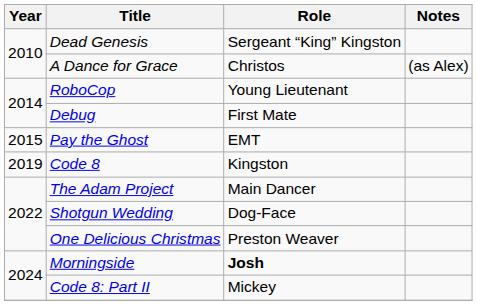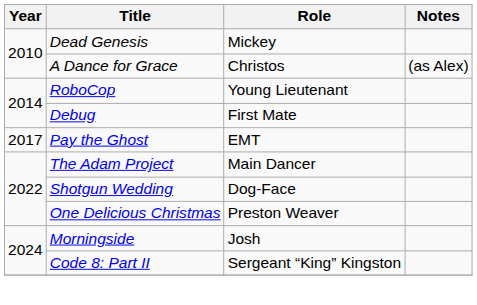(314, 41) Sergeant “King” Kingston -> (252, 41) Mickey
(25, 139) 2015 -> (25, 139) 2017
- row: (75, 164)
(246, 262) bold -> (244, 238) normal
(252, 287) Mickey -> (314, 262) Sergeant “King” Kingston
